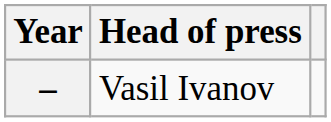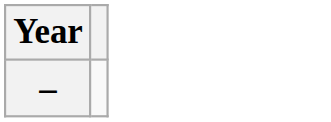- column: (200, 32)
